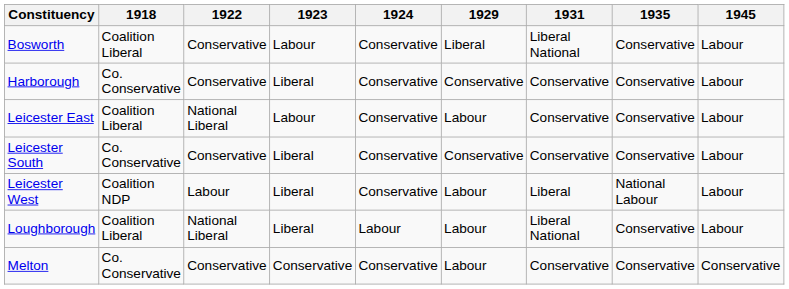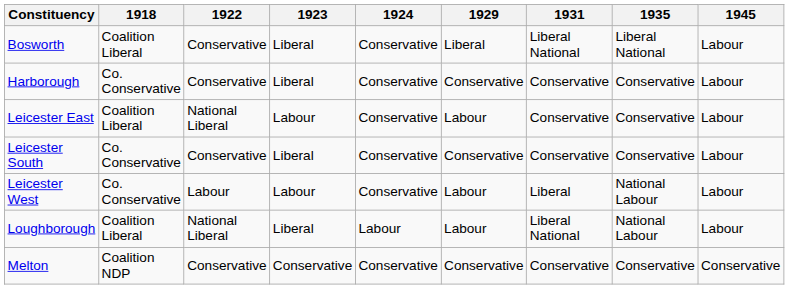(294, 44) Labour -> (293, 44) Liberal
(655, 44) Conservative -> (640, 44) Liberal National
(128, 191) Coalition NDP -> (141, 191) Co. Conservative
(293, 191) Liberal -> (294, 191) Labour
(655, 228) Conservative -> (640, 228) National Labour
(141, 265) Co. Conservative -> (128, 265) Coalition NDP
(465, 265) Labour -> (484, 265) Conservative
